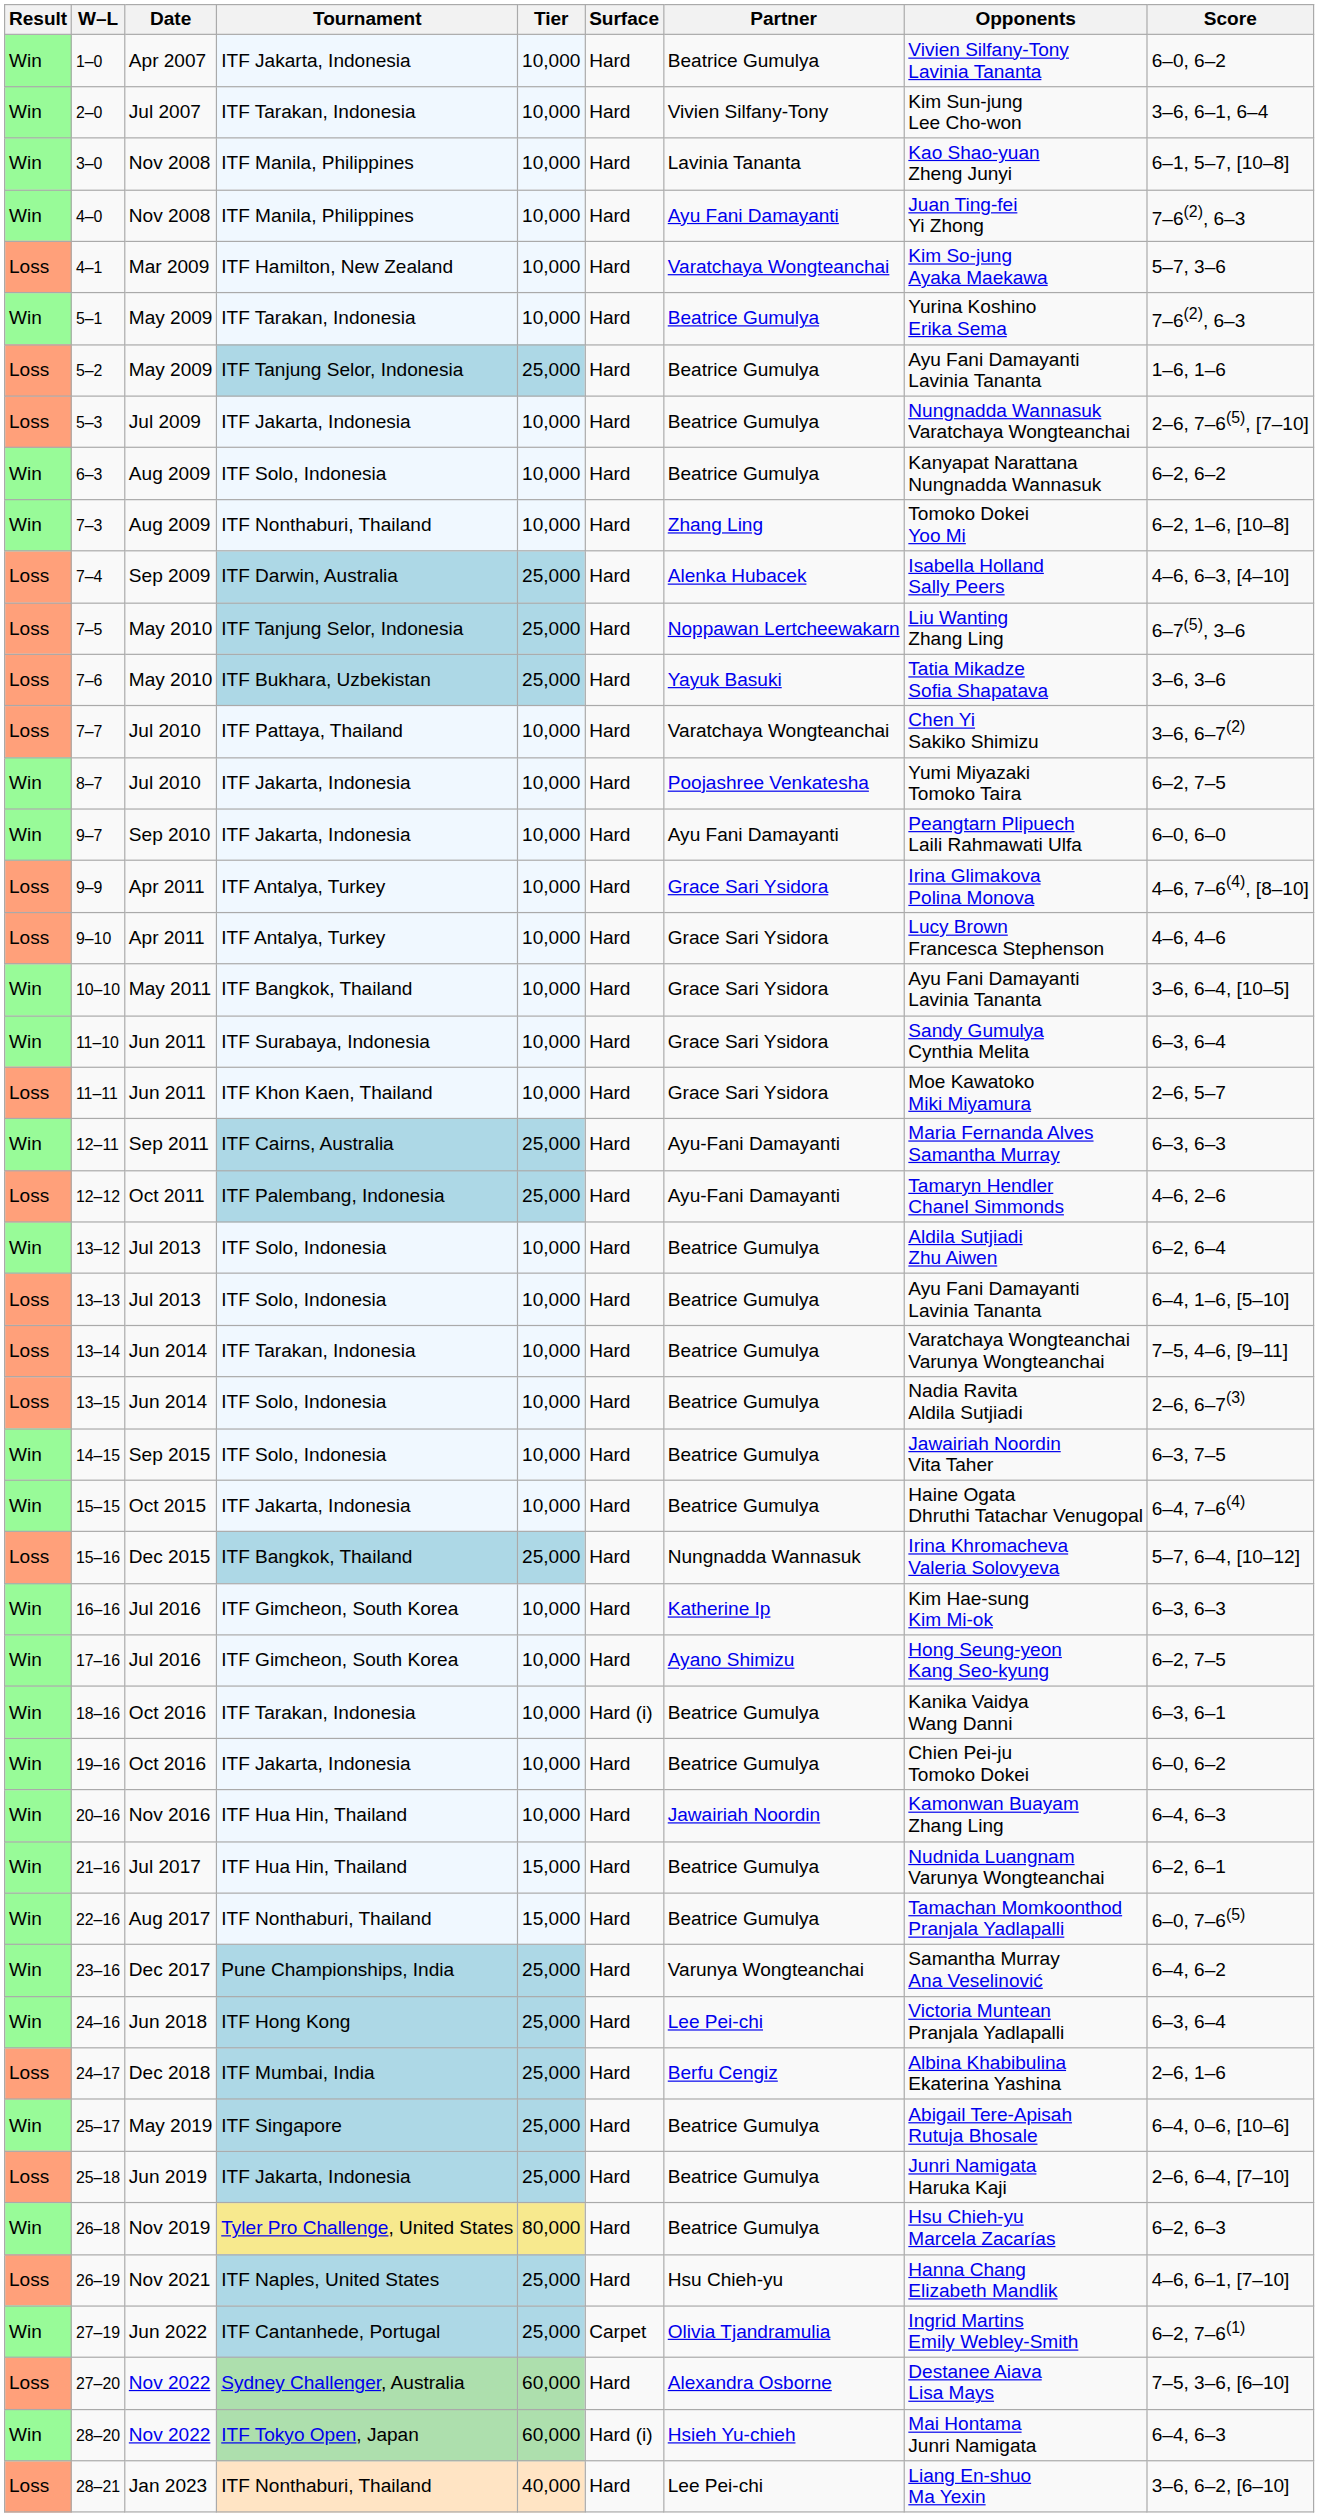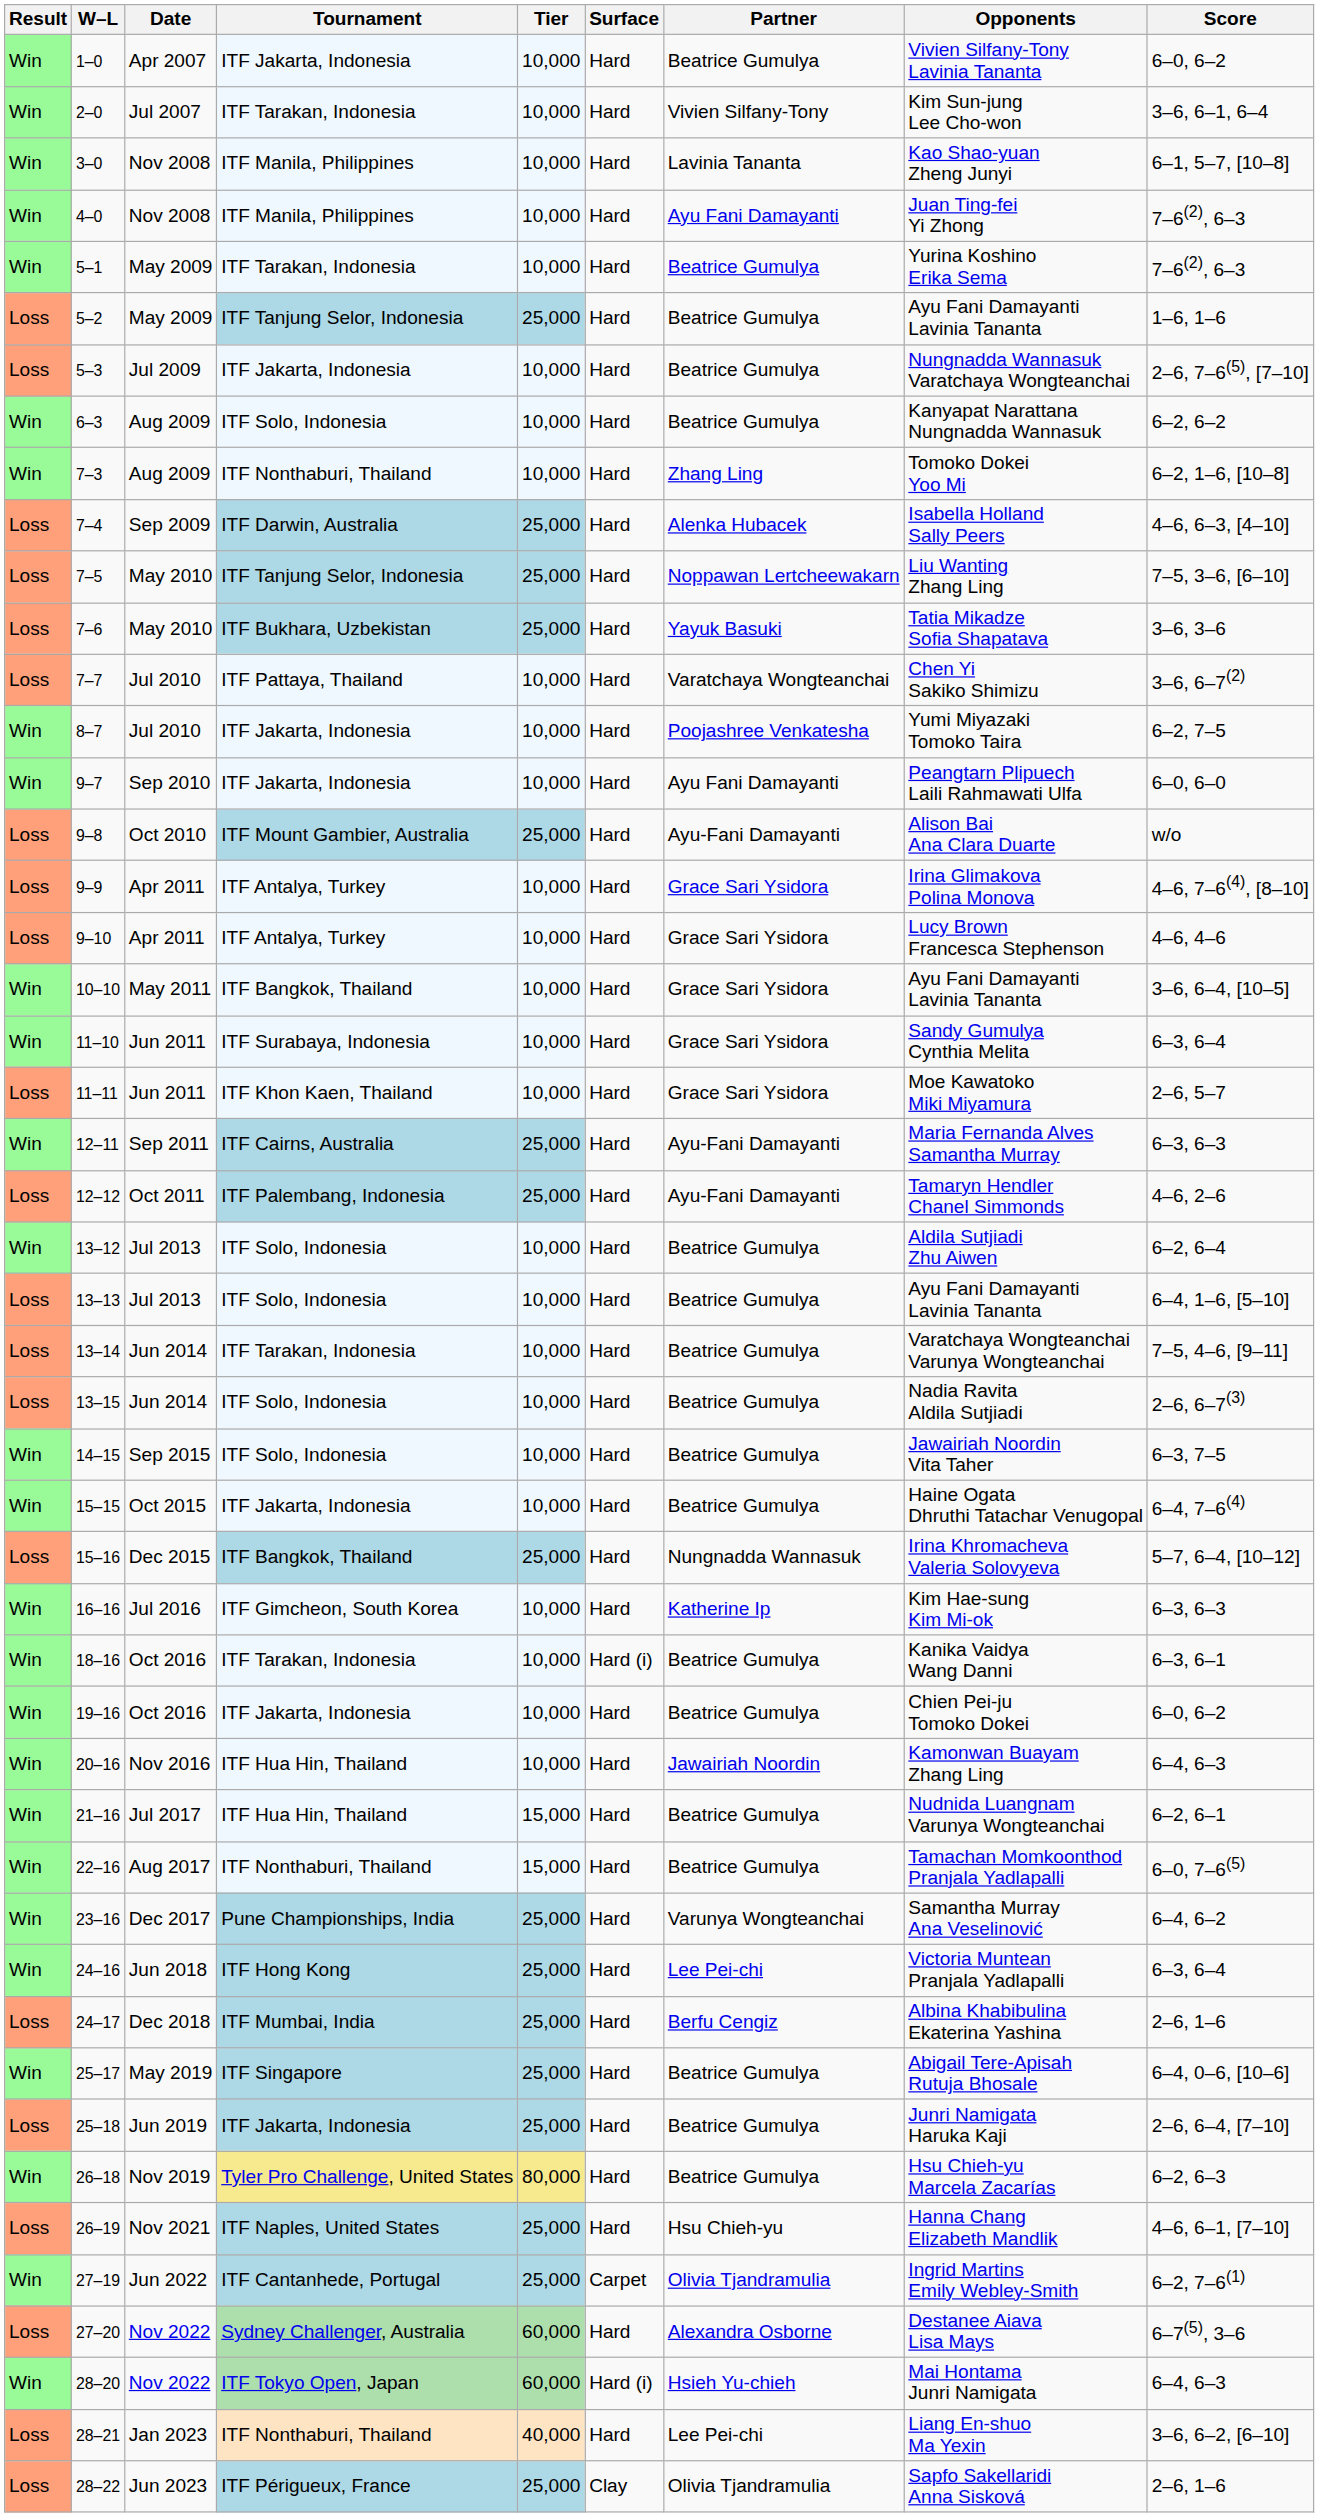- row: (89, 268)
(1199, 628) 6–7(5), 3–6 -> (1221, 576) 7–5, 3–6, [6–10]
+ row: (89, 835)
- row: (98, 1661)
(1221, 2383) 7–5, 3–6, [6–10] -> (1199, 2331) 6–7(5), 3–6
+ row: (98, 2487)
